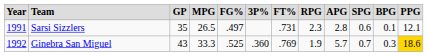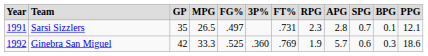(365, 28) 0.6 -> (365, 28) 0.7
(183, 43) 43 -> (183, 43) 42
(365, 43) 0.7 -> (365, 43) 0.6
(412, 43) gold background -> (412, 43) no background
